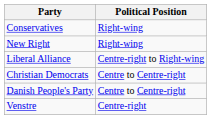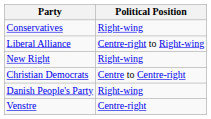rows swapped: (28, 43) <-> (39, 59)
(142, 91) Centre to Centre-right -> (120, 91) Right-wing
